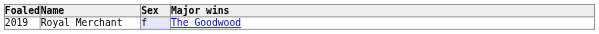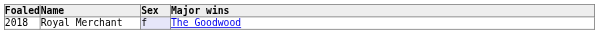(17, 23) 2019 -> (17, 23) 2018
